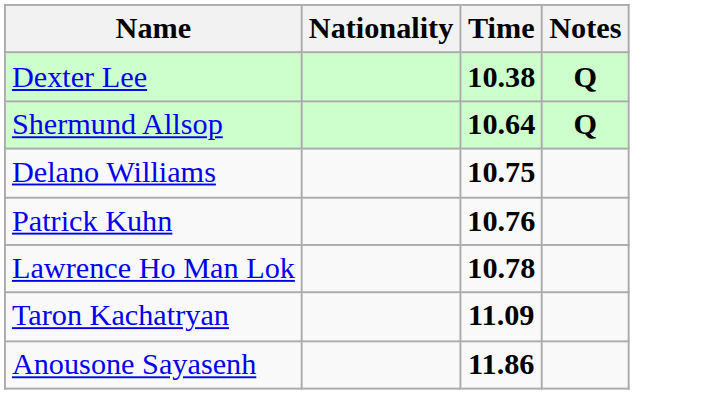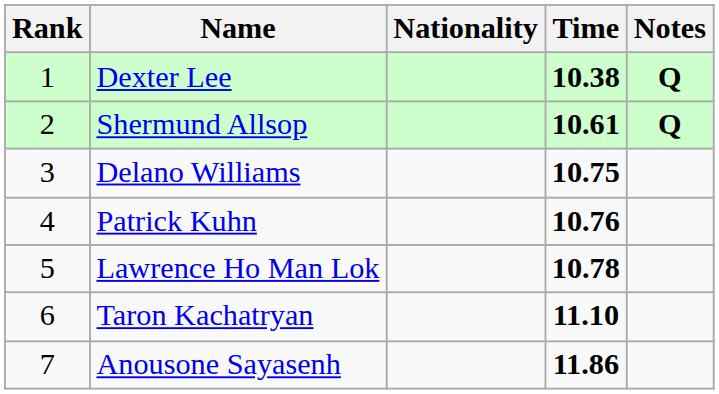+ column: (47, 28)
(501, 124) 10.64 -> (586, 124) 10.61
(501, 316) 11.09 -> (586, 316) 11.10
